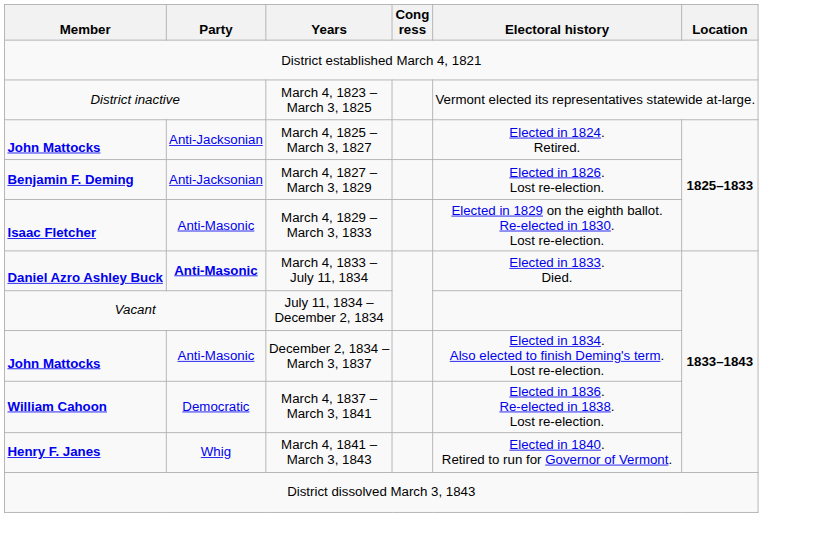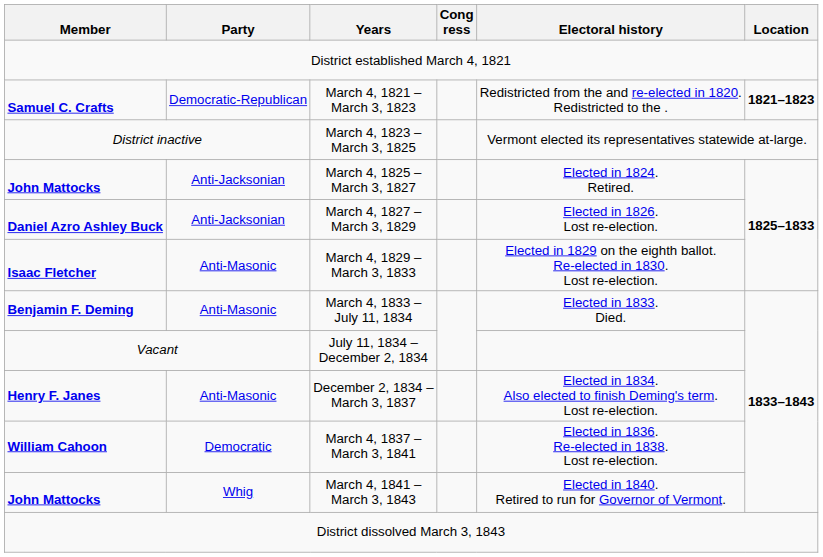+ row: (373, 100)
(71, 179) Benjamin F. Deming -> (85, 227) Daniel Azro Ashley Buck
(85, 278) Daniel Azro Ashley Buck -> (71, 310) Benjamin F. Deming
(216, 270) bold -> (238, 310) normal
(54, 363) John Mattocks -> (54, 395) Henry F. Janes
(54, 452) Henry F. Janes -> (54, 499) John Mattocks
